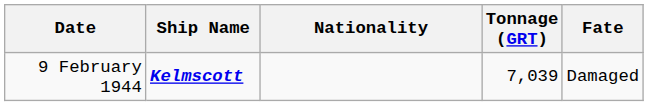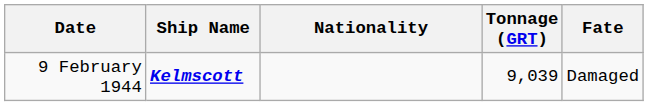(532, 77) 7,039 -> (532, 77) 9,039
